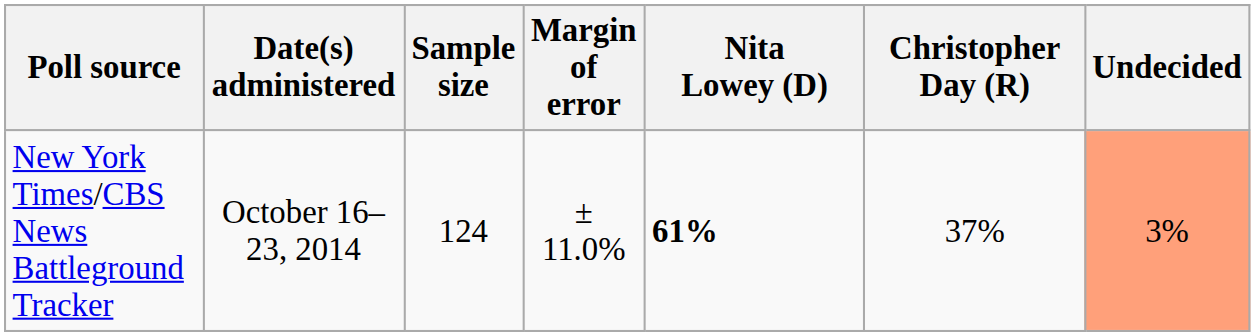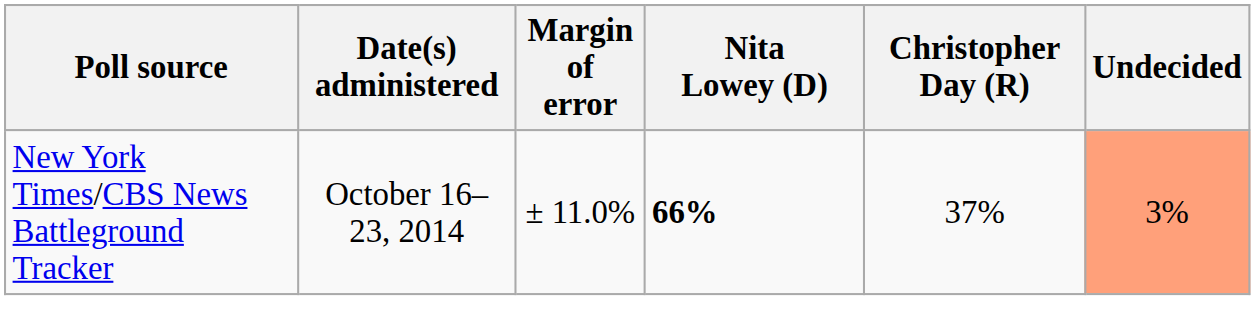- column: (463, 67)
(685, 230) 61% -> (685, 211) 66%
